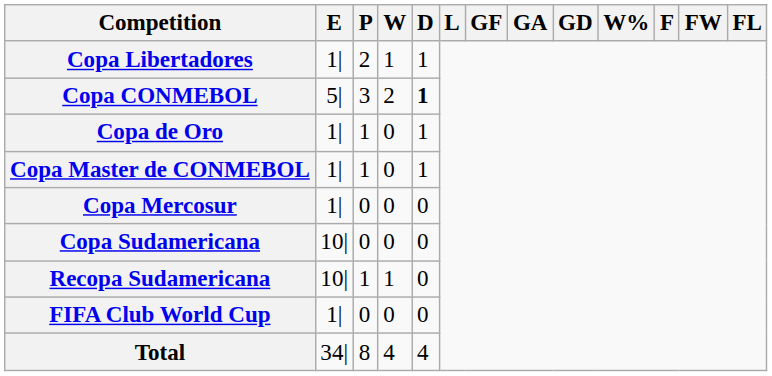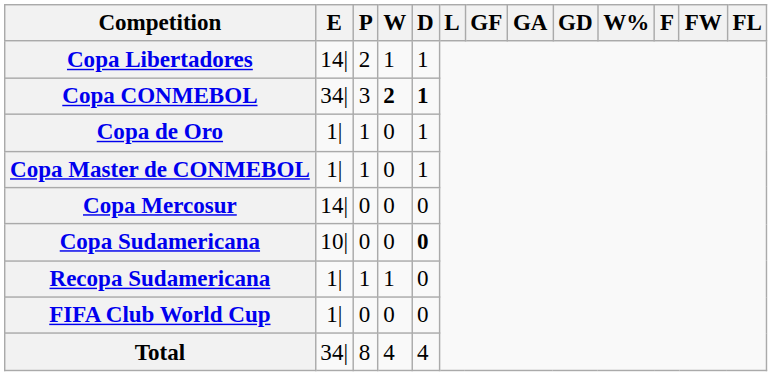(334, 59) 1| -> (334, 59) 14|
(334, 95) 5| -> (334, 95) 34|
(389, 95) normal -> (389, 95) bold
(334, 205) 1| -> (334, 205) 14|
(423, 242) normal -> (423, 242) bold
(334, 278) 10| -> (334, 278) 1|
